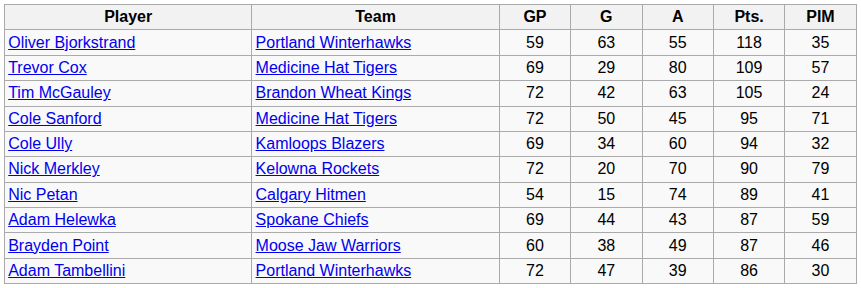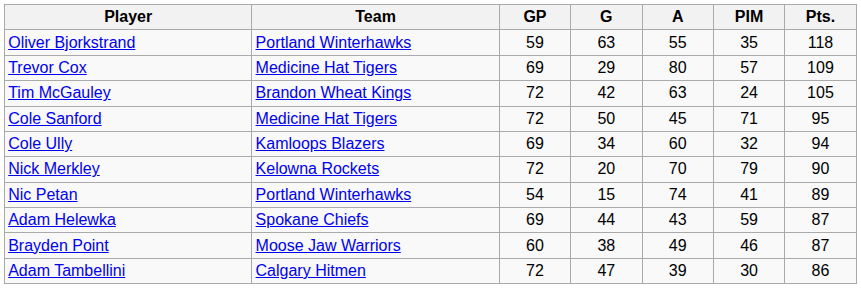columns swapped: (749, 17) <-> (820, 17)
(311, 194) Calgary Hitmen -> (333, 194) Portland Winterhawks
(333, 270) Portland Winterhawks -> (311, 270) Calgary Hitmen
